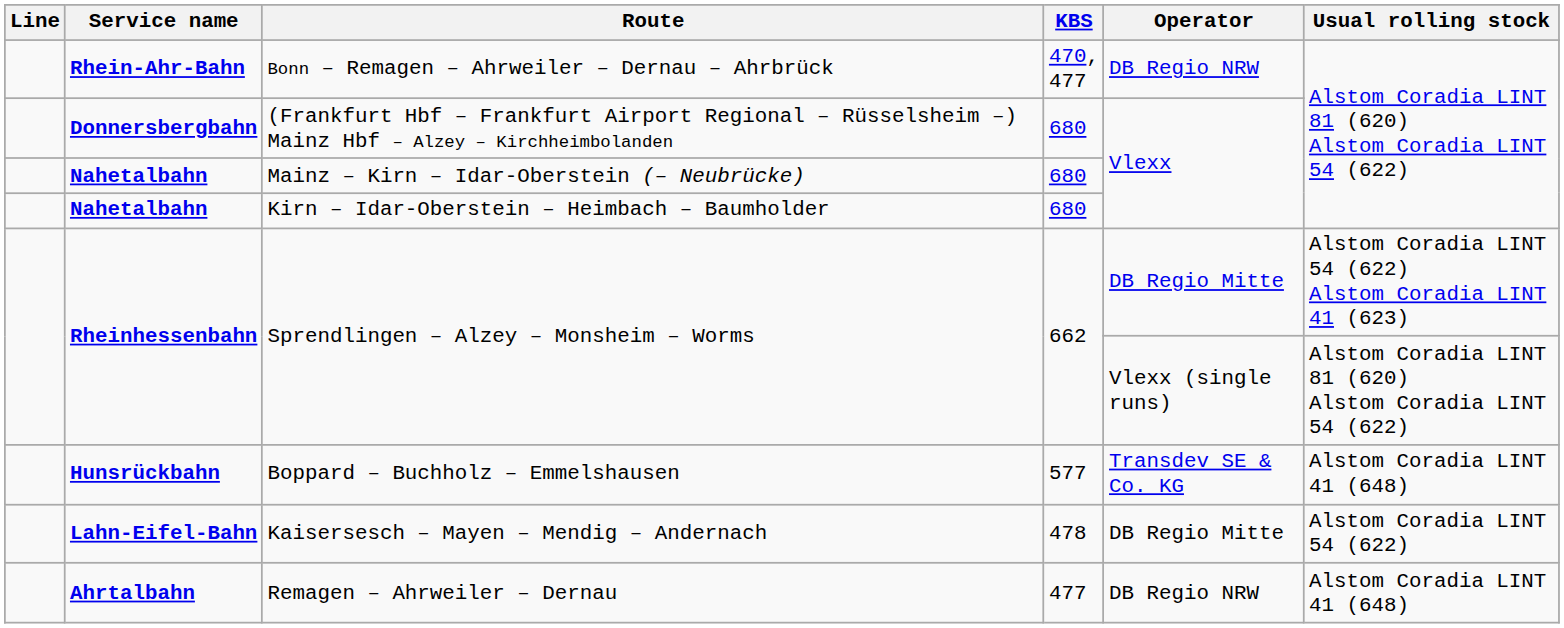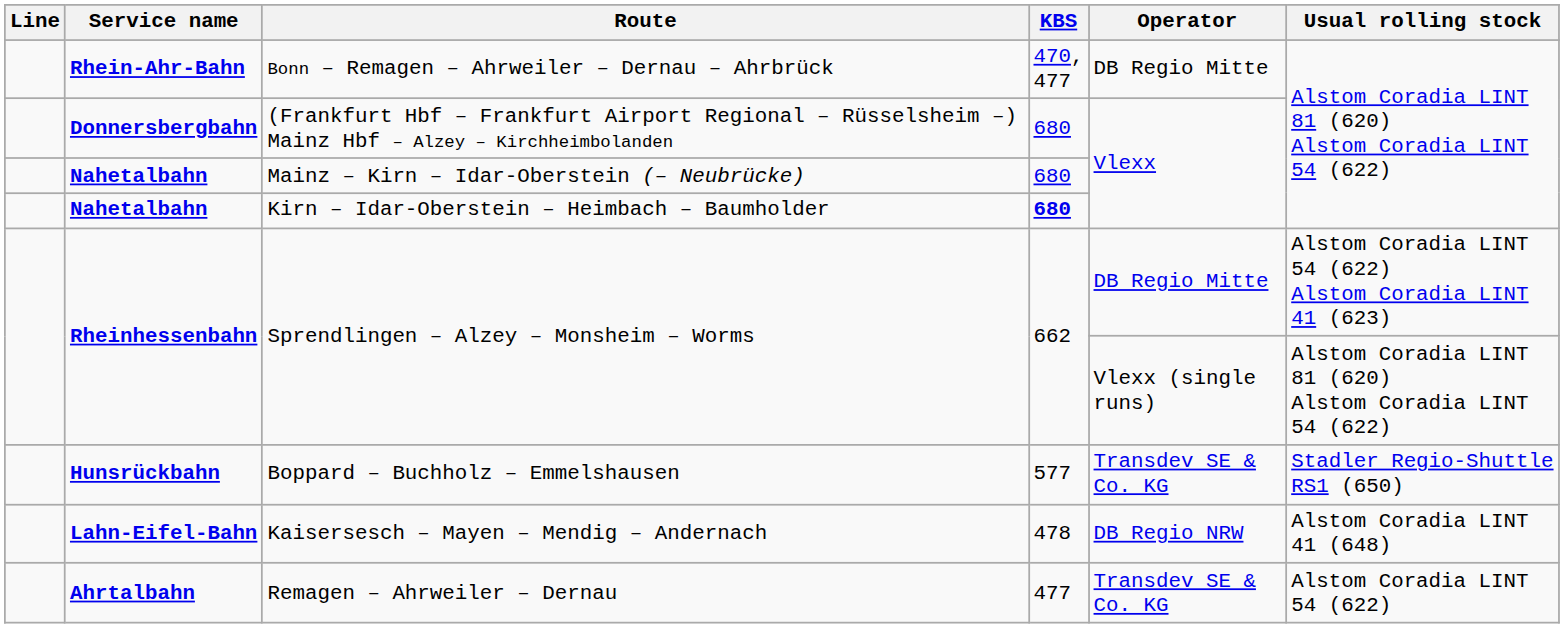(1184, 69) DB Regio NRW -> (1181, 69) DB Regio Mitte
(1068, 210) normal -> (1052, 210) bold
(1428, 474) Alstom Coradia LINT 41 (648) -> (1422, 474) Stadler Regio-Shuttle RS1 (650)
(1196, 534) DB Regio Mitte -> (1169, 534) DB Regio NRW
(1428, 534) Alstom Coradia LINT 54 (622) -> (1410, 534) Alstom Coradia LINT 41 (648)
(1184, 593) DB Regio NRW -> (1175, 593) Transdev SE & Co. KG
(1428, 593) Alstom Coradia LINT 41 (648) -> (1410, 593) Alstom Coradia LINT 54 (622)
